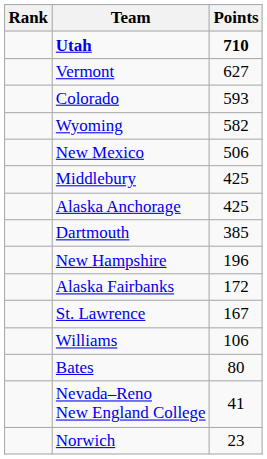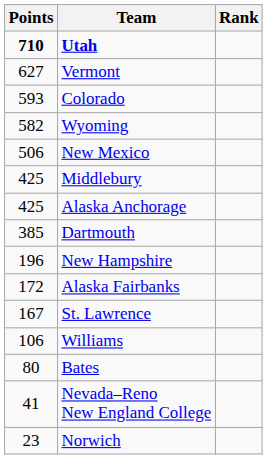columns swapped: (28, 17) <-> (236, 17)
